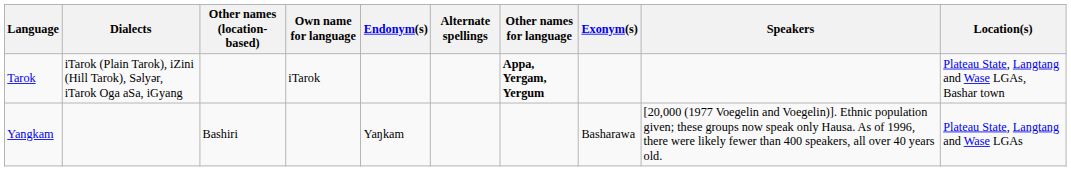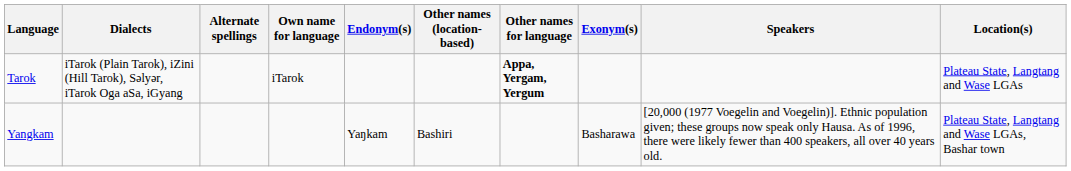columns swapped: (465, 29) <-> (243, 29)
(1001, 78) Plateau State, Langtang and Wase LGAs, Bashar town -> (1001, 78) Plateau State, Langtang and Wase LGAs
(1001, 134) Plateau State, Langtang and Wase LGAs -> (1001, 134) Plateau State, Langtang and Wase LGAs, Bashar town
